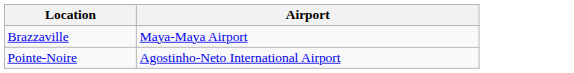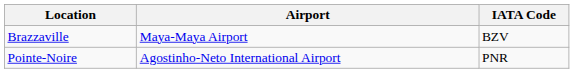+ column: (524, 15)
